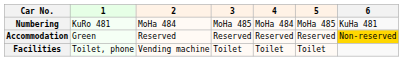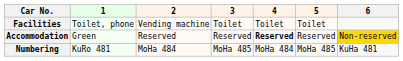rows swapped: (37, 24) <-> (37, 50)
(274, 37) normal -> (274, 37) bold
